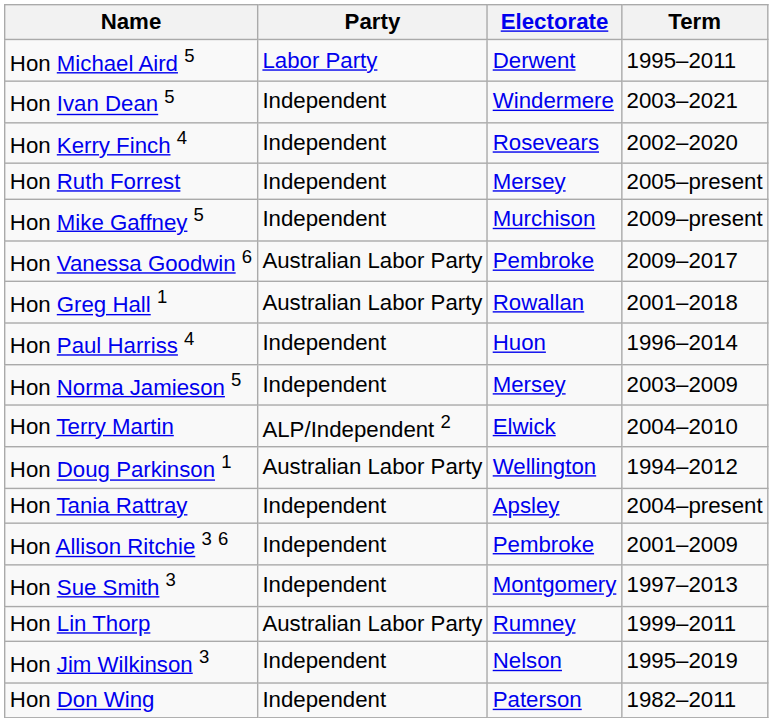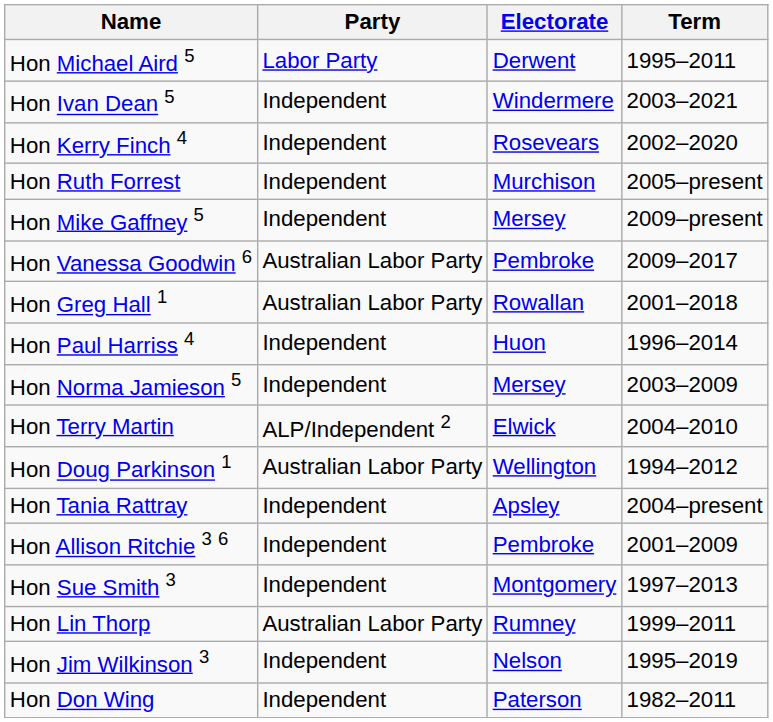(529, 181) Mersey -> (544, 181) Murchison
(544, 219) Murchison -> (529, 219) Mersey
